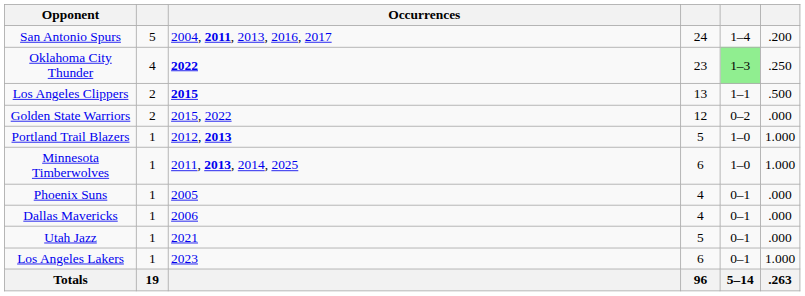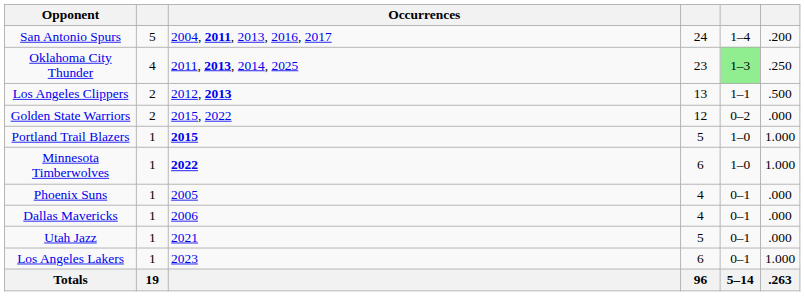(185, 65) 2022 -> (235, 65) 2011, 2013, 2014, 2025
(185, 94) 2015 -> (201, 94) 2012, 2013
(201, 136) 2012, 2013 -> (185, 136) 2015
(235, 165) 2011, 2013, 2014, 2025 -> (185, 165) 2022
